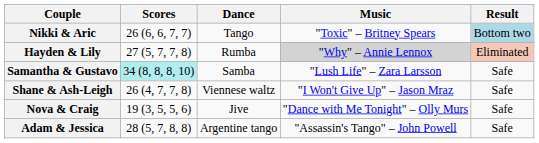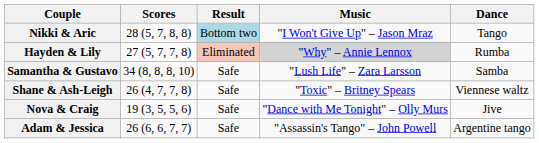columns swapped: (239, 14) <-> (502, 14)
(159, 33) 26 (6, 6, 7, 7) -> (159, 33) 28 (5, 7, 8, 8)
(376, 33) "Toxic" – Britney Spears -> (355, 33) "I Won't Give Up" – Jason Mraz
(159, 71) paleturquoise background -> (159, 71) no background
(376, 90) "I Won't Give Up" – Jason Mraz -> (355, 90) "Toxic" – Britney Spears
(159, 128) 28 (5, 7, 8, 8) -> (159, 128) 26 (6, 6, 7, 7)
